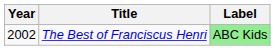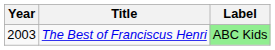(22, 34) 2002 -> (22, 34) 2003
